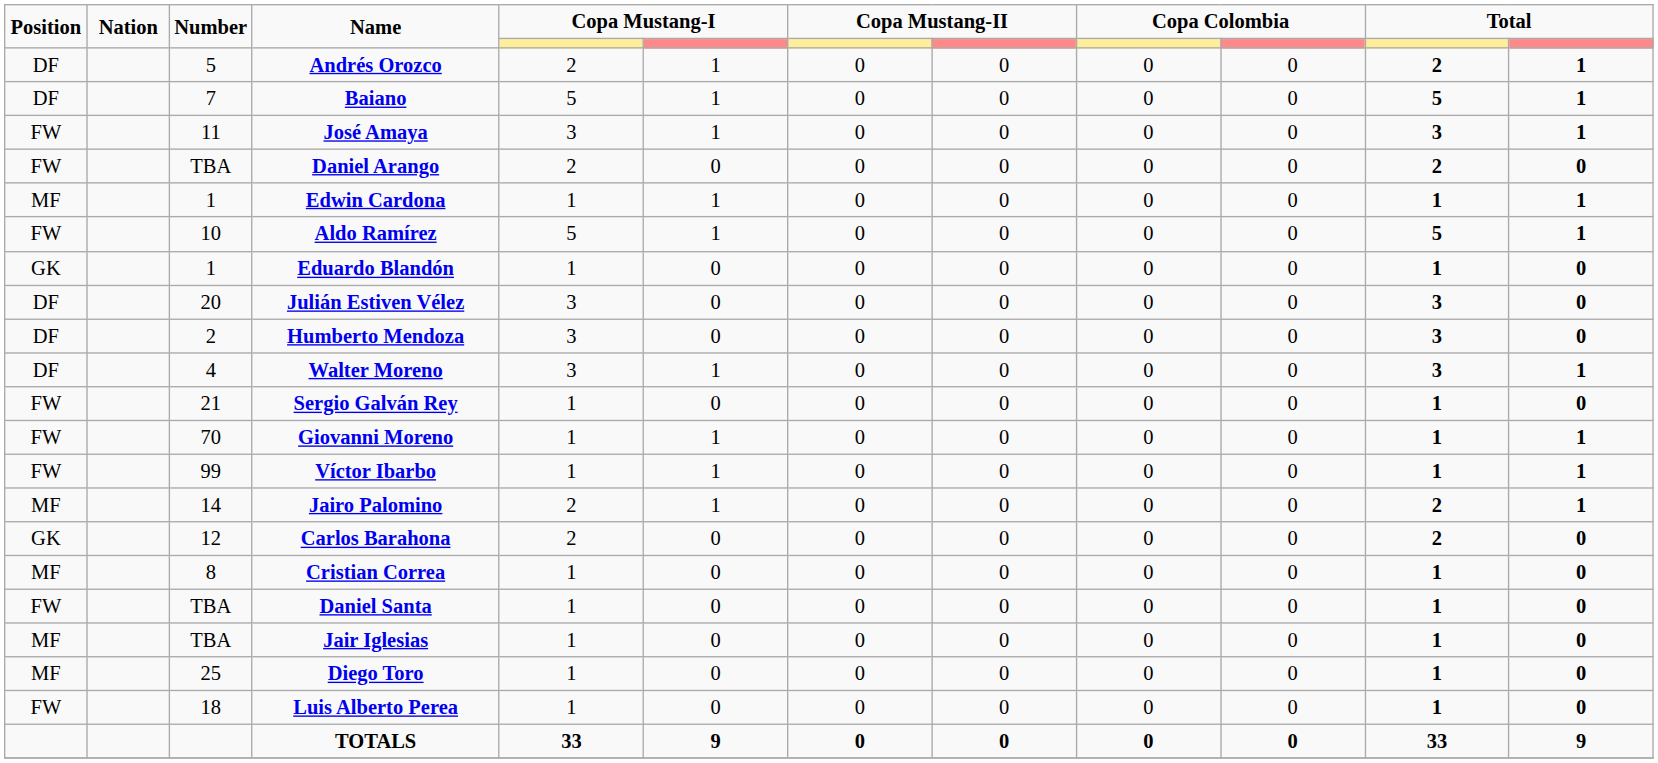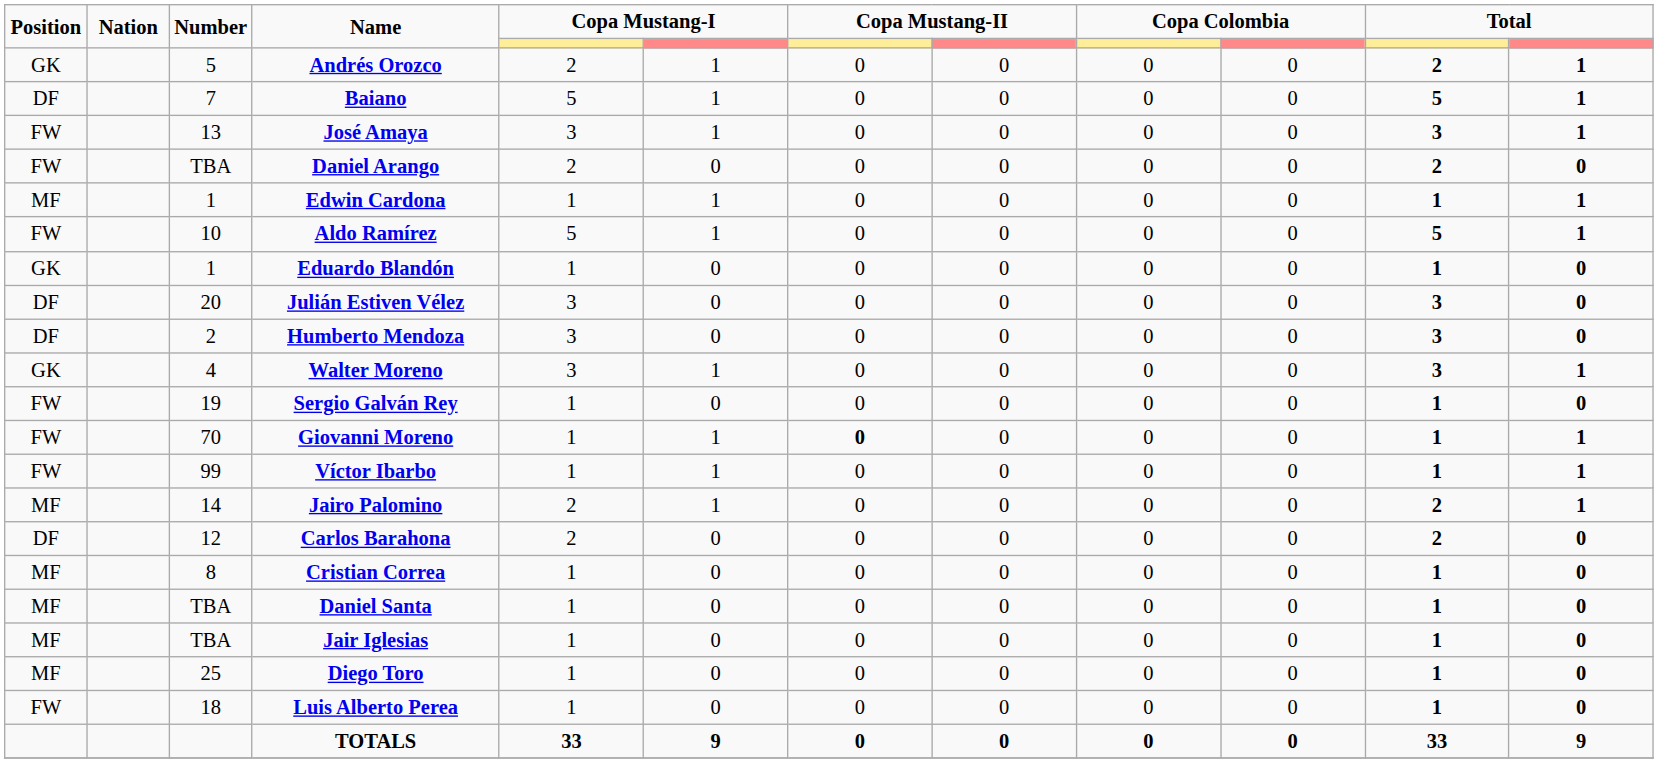(46, 64) DF -> (46, 64) GK
(211, 132) 11 -> (211, 132) 13
(46, 369) DF -> (46, 369) GK
(211, 403) 21 -> (211, 403) 19
(860, 437) normal -> (860, 437) bold
(46, 538) GK -> (46, 538) DF
(46, 606) FW -> (46, 606) MF
